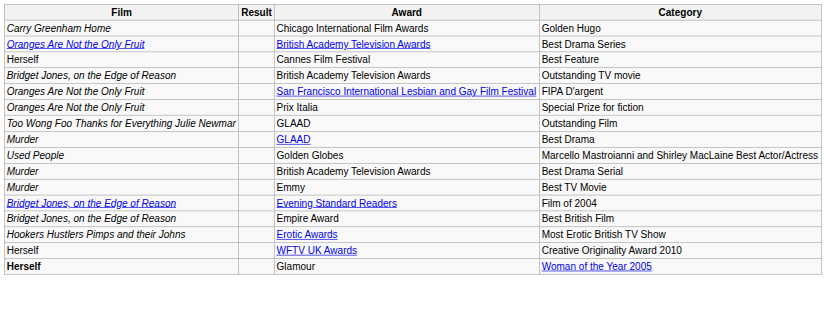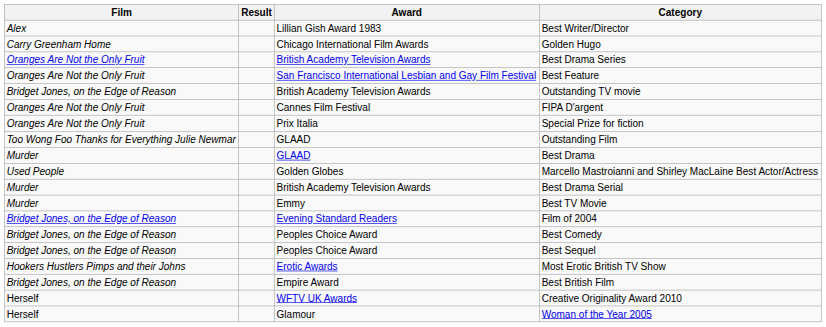+ row: (585, 28)
(23, 60) Herself -> (76, 76) Oranges Are Not the Only Fruit
(323, 60) Cannes Film Festival -> (406, 76) San Francisco International Lesbian and Gay Film Festival
(406, 92) San Francisco International Lesbian and Gay Film Festival -> (323, 108) Cannes Film Festival
+ row: (572, 235)
+ row: (569, 251)
rows swapped: (578, 219) <-> (604, 235)
(24, 267) bold -> (23, 314) normal
